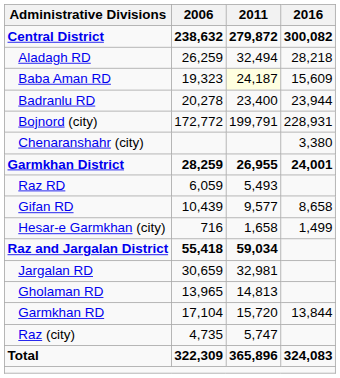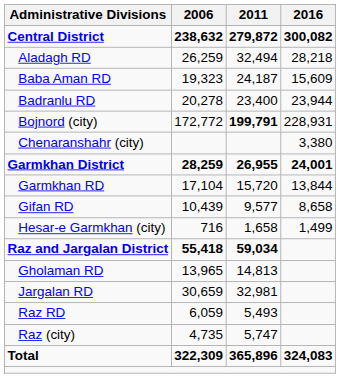(257, 79) lightyellow background -> (257, 79) no background
(253, 121) normal -> (253, 121) bold
rows swapped: (61, 313) <-> (42, 185)
rows swapped: (61, 292) <-> (56, 270)
